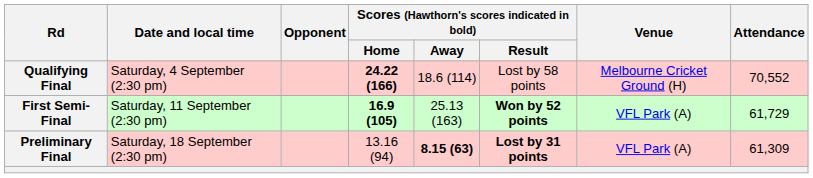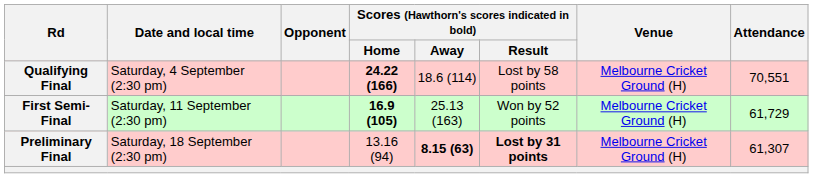(769, 78) 70,552 -> (769, 78) 70,551
(528, 114) bold -> (528, 114) normal
(654, 114) VFL Park (A) -> (654, 114) Melbourne Cricket Ground (H)
(654, 149) VFL Park (A) -> (654, 149) Melbourne Cricket Ground (H)
(769, 149) 61,309 -> (769, 149) 61,307
